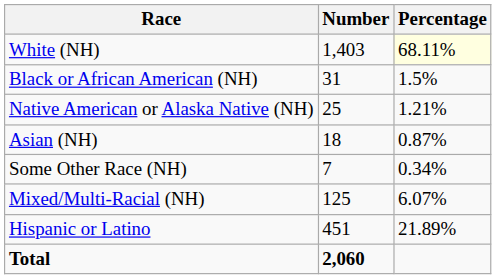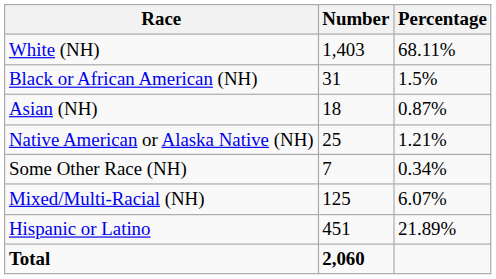(427, 49) lightyellow background -> (427, 49) no background
rows swapped: (161, 109) <-> (53, 139)
